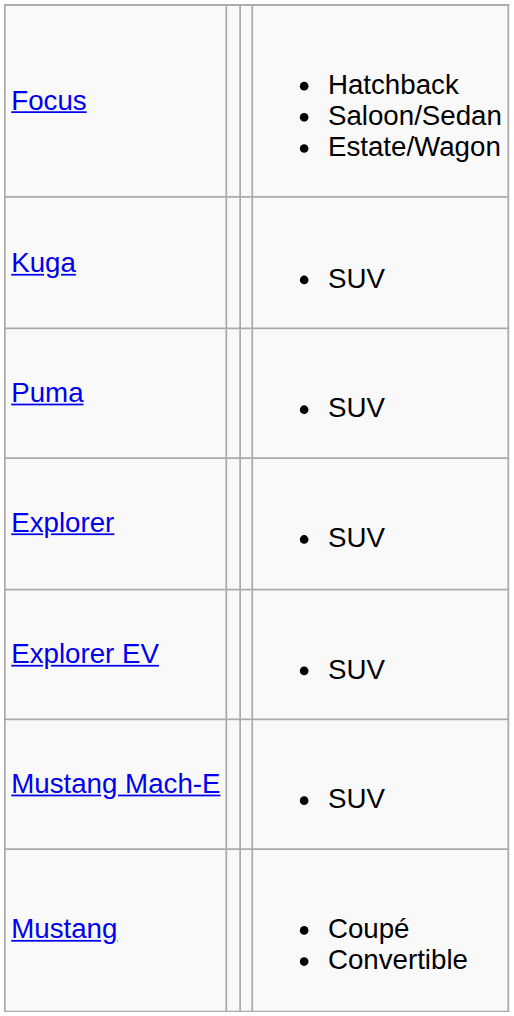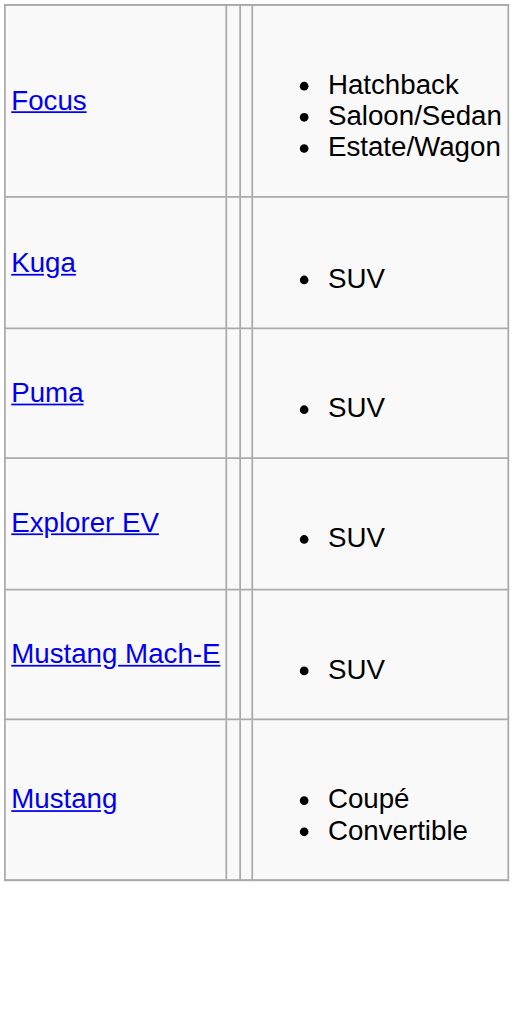- row: (63, 523)
